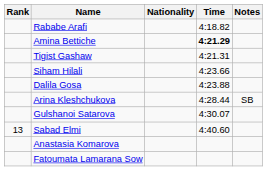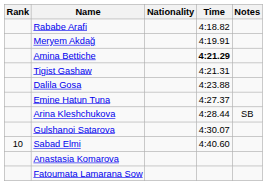+ row: (64, 41)
- row: (58, 71)
+ row: (72, 100)
(18, 129) 13 -> (18, 144) 10
